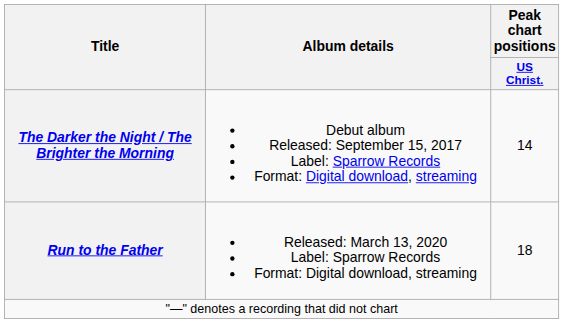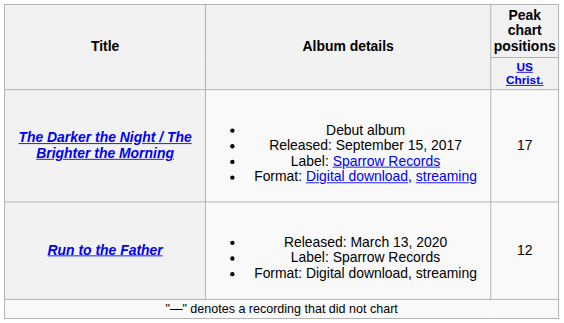(525, 145) 14 -> (525, 145) 17
(525, 250) 18 -> (525, 250) 12
